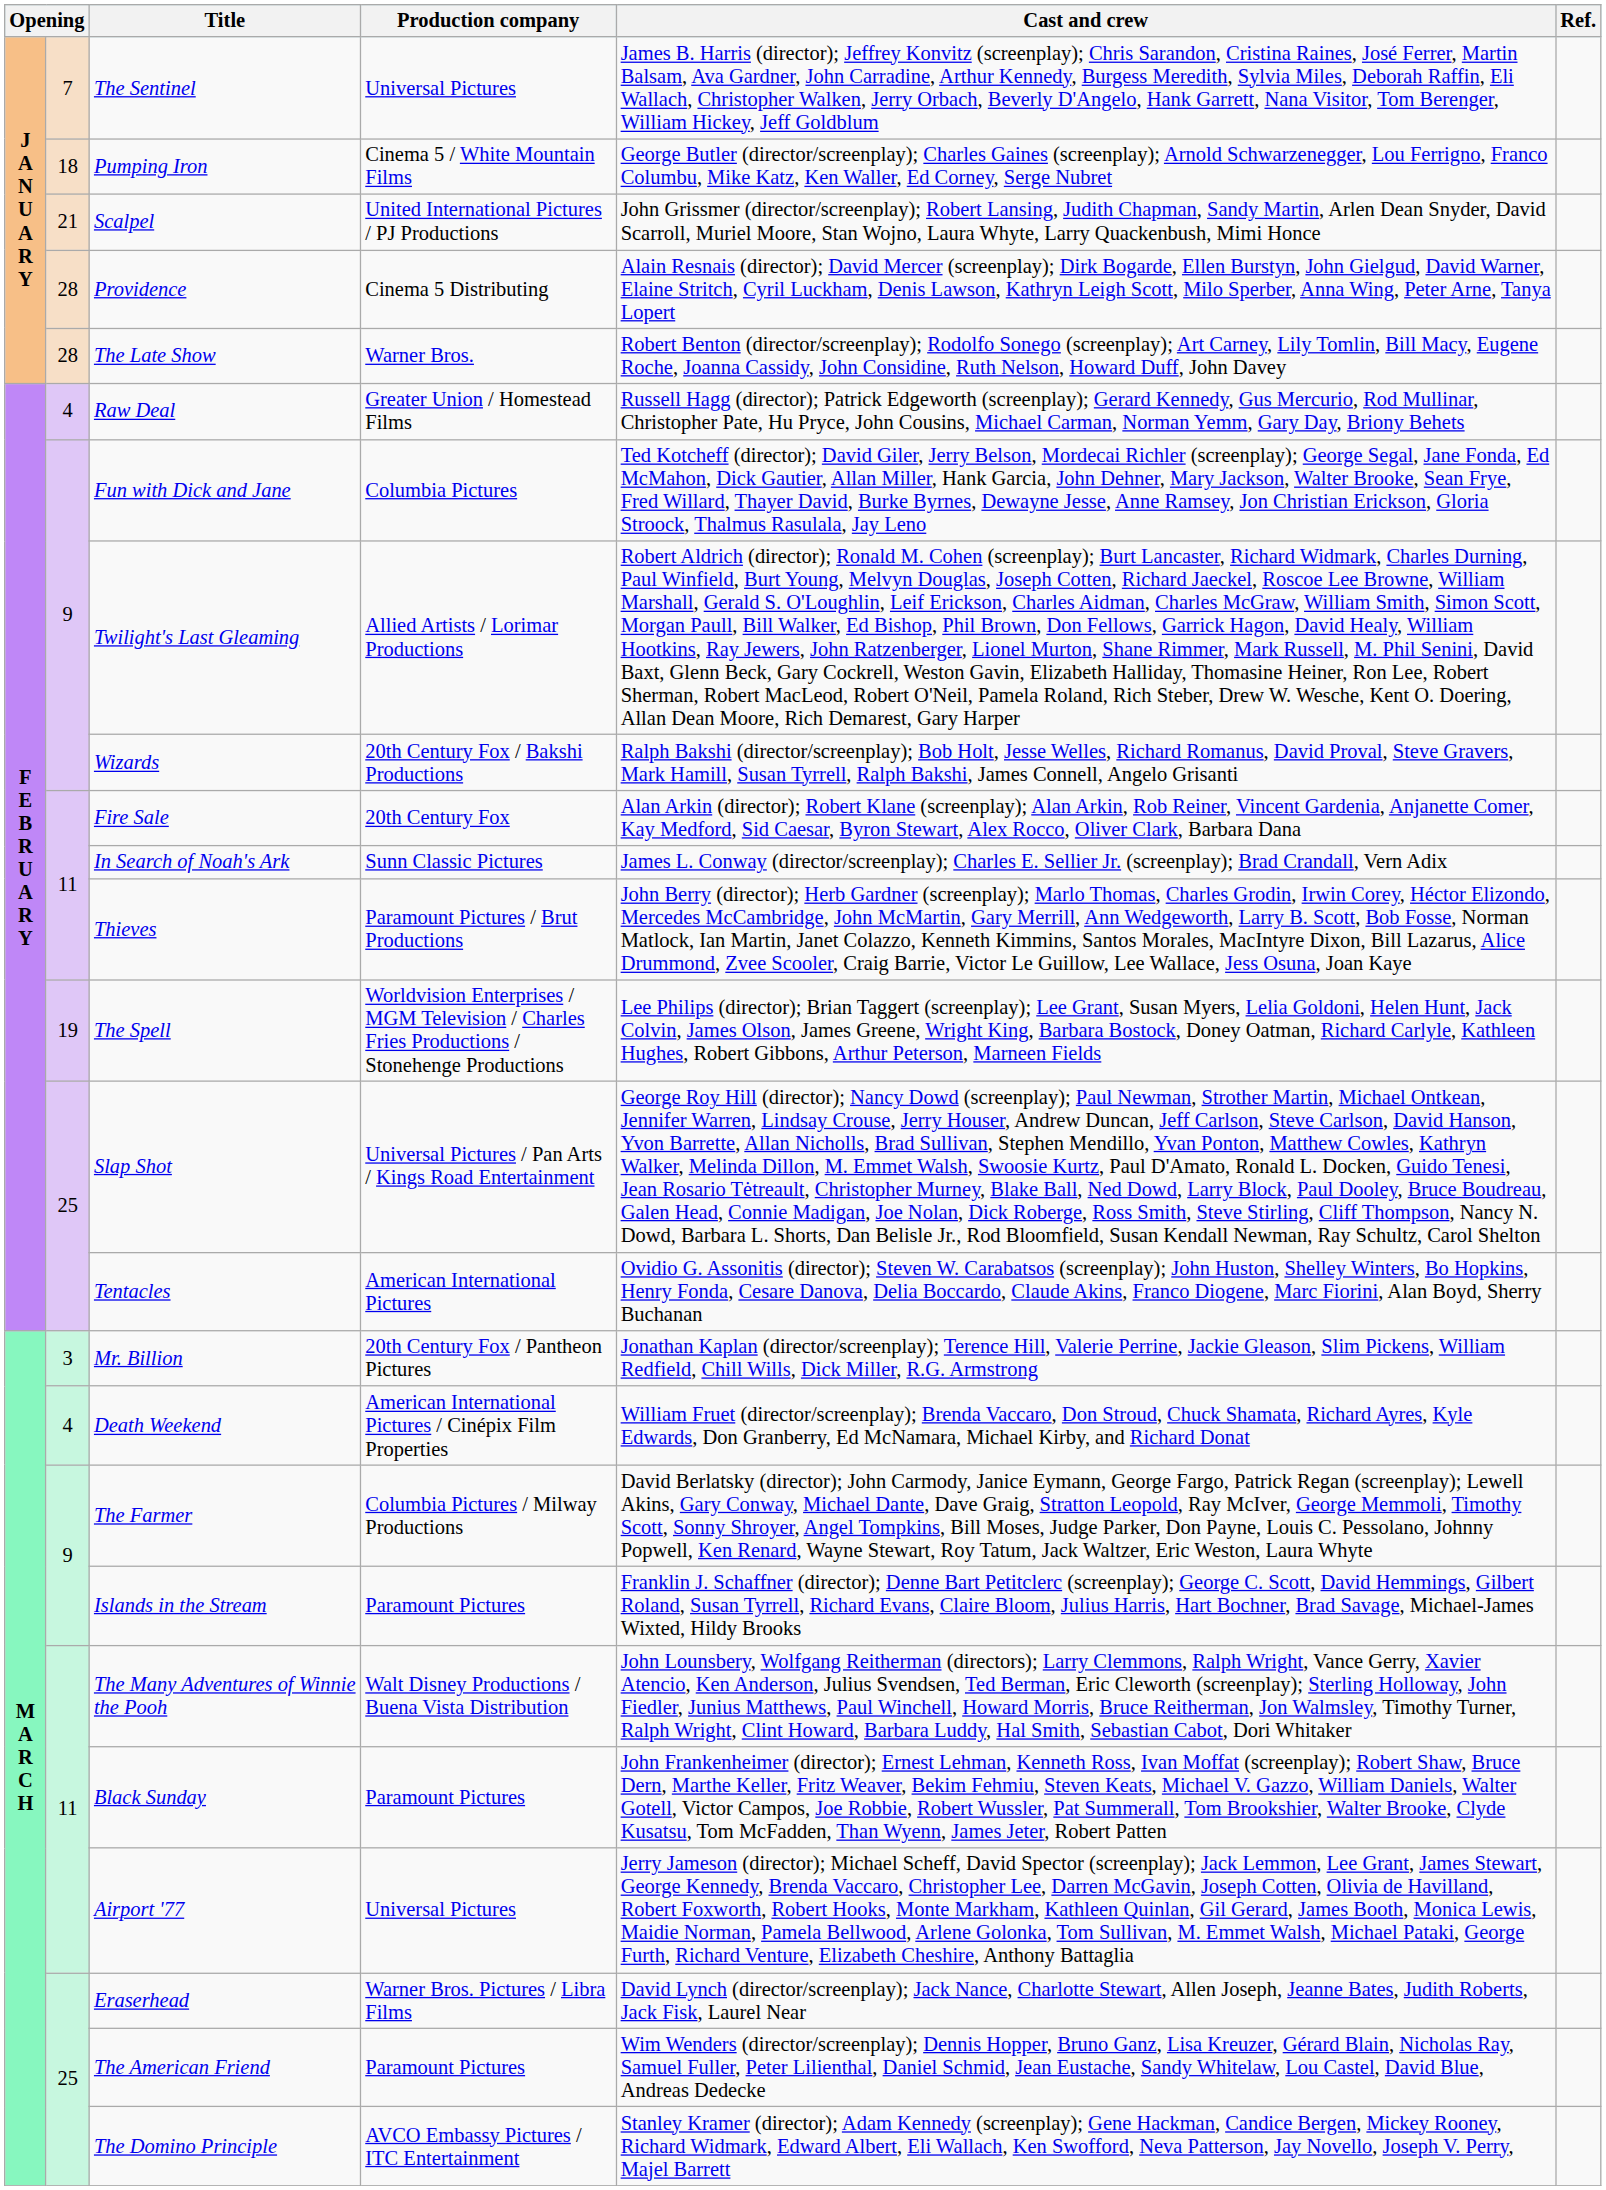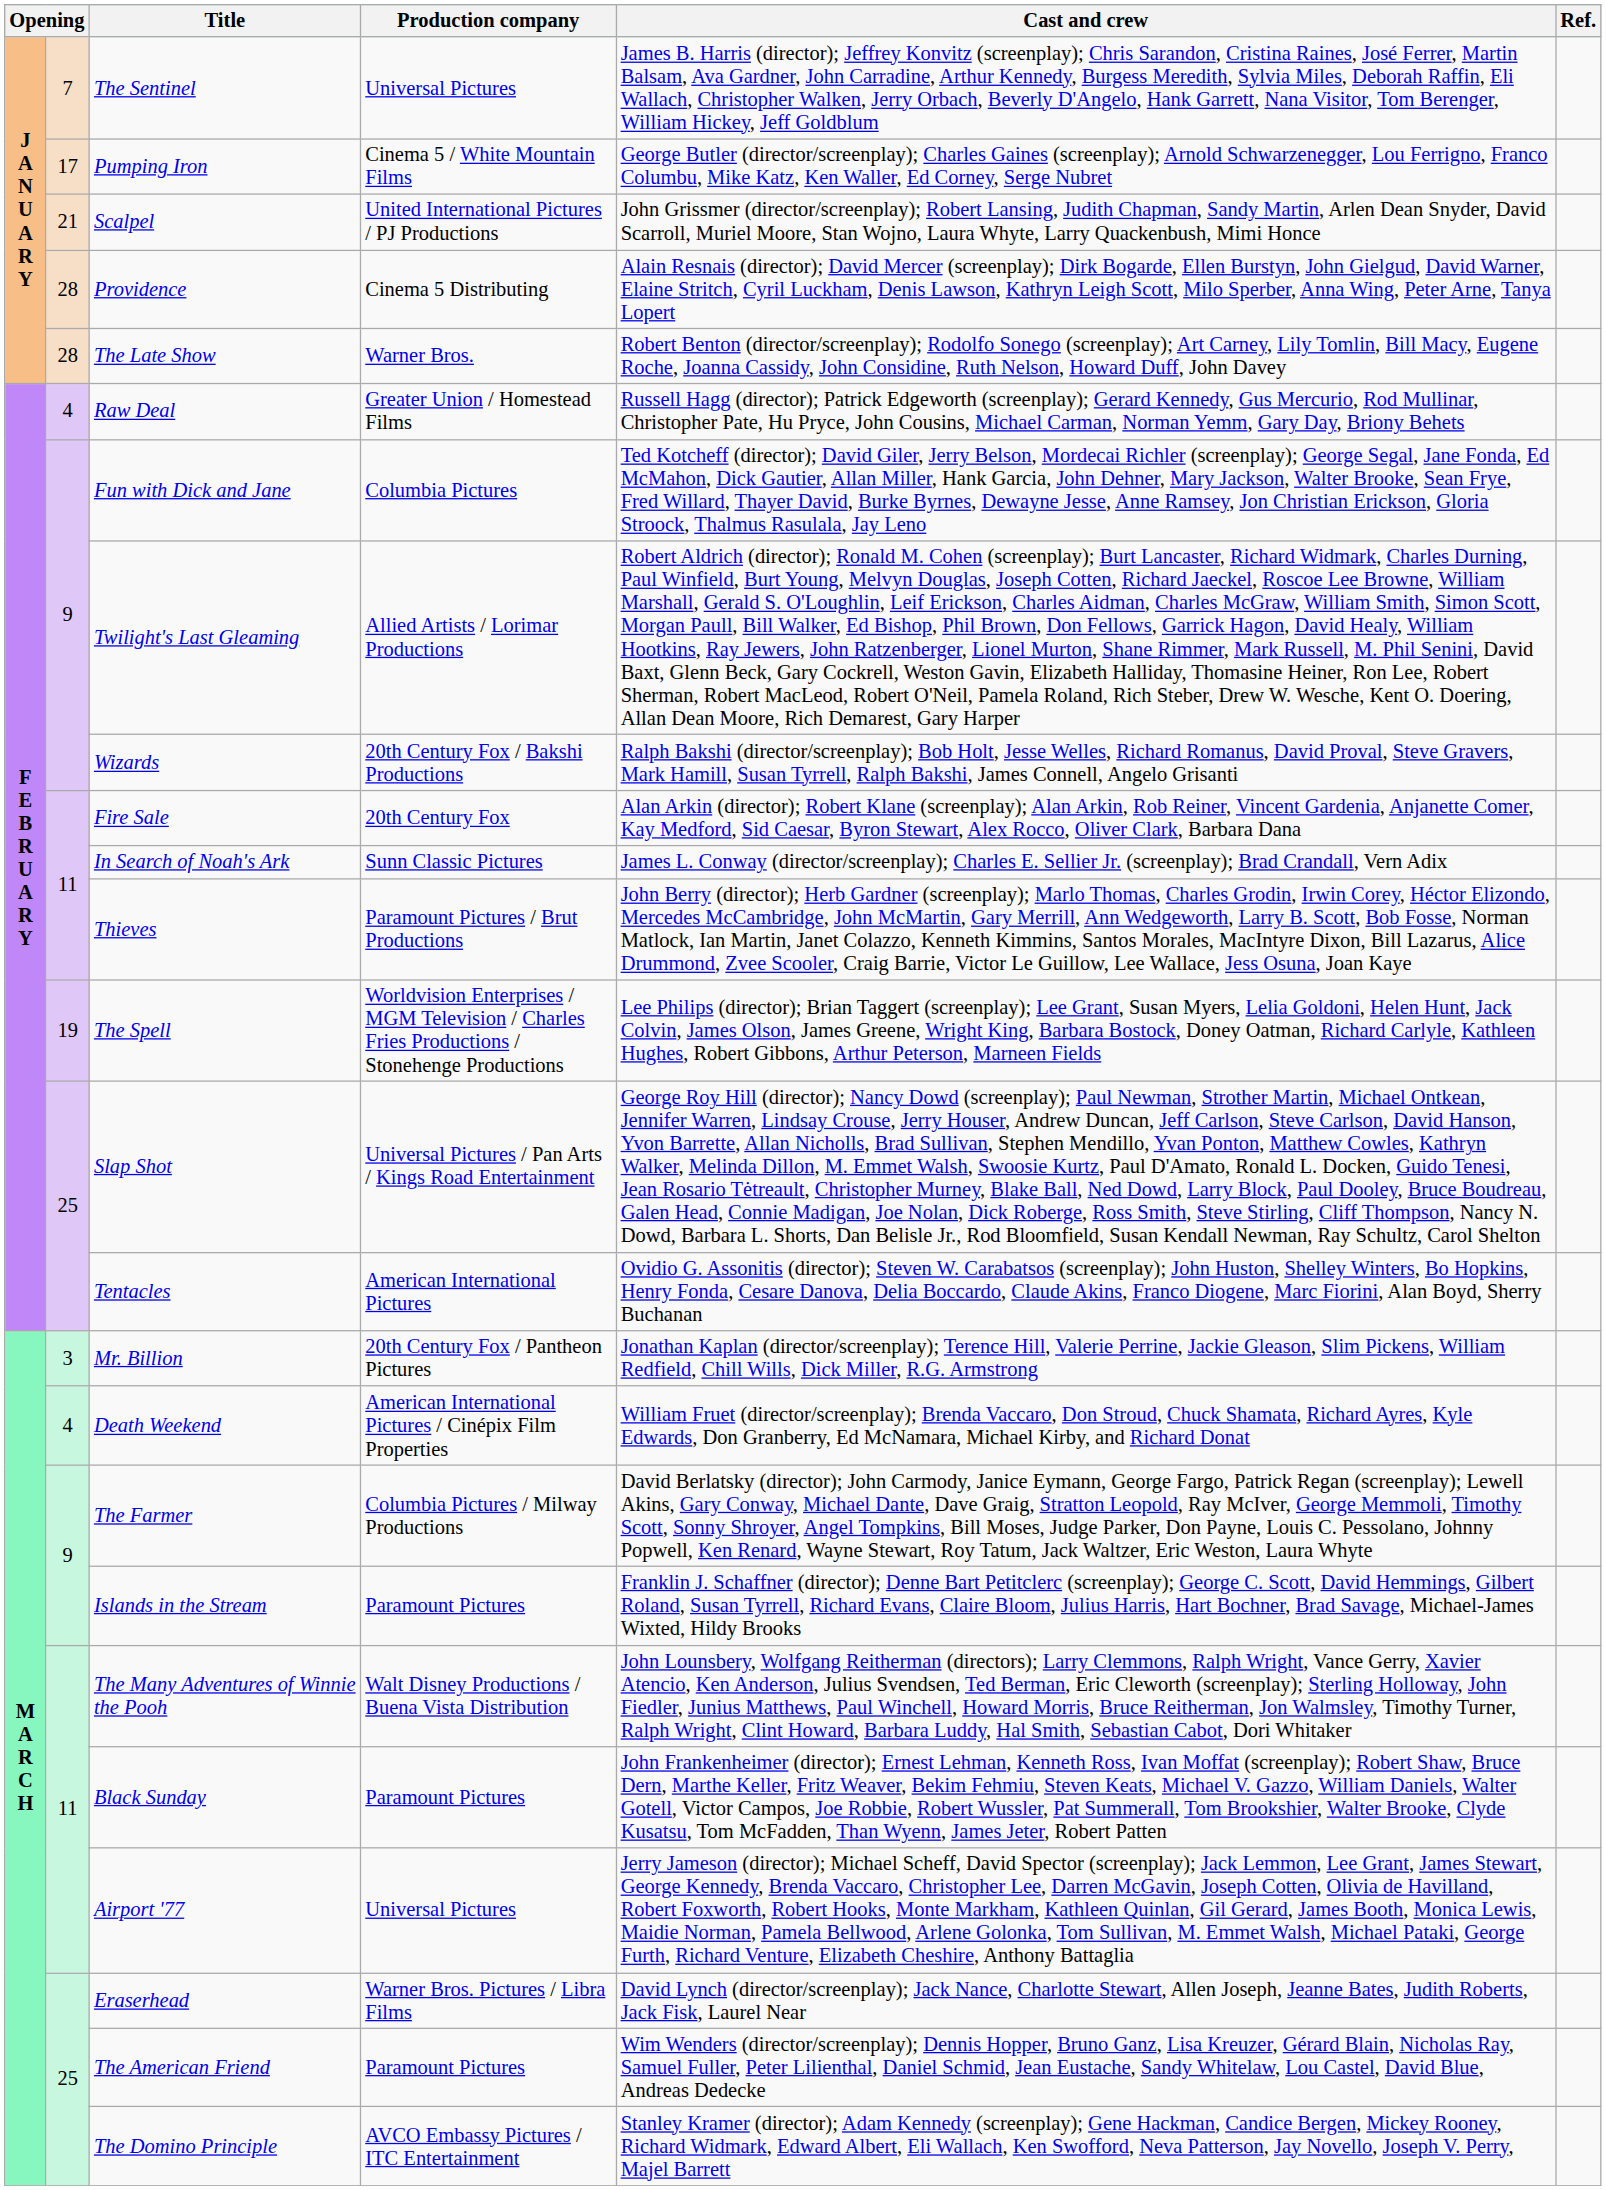(68, 166) 18 -> (68, 166) 17
